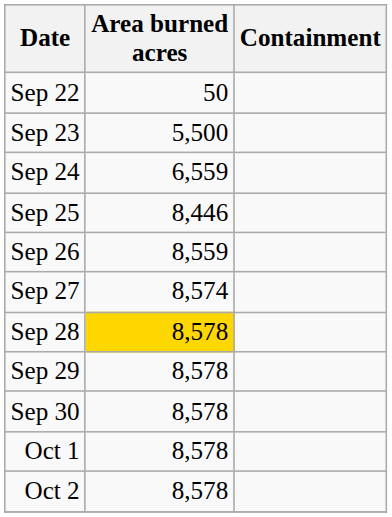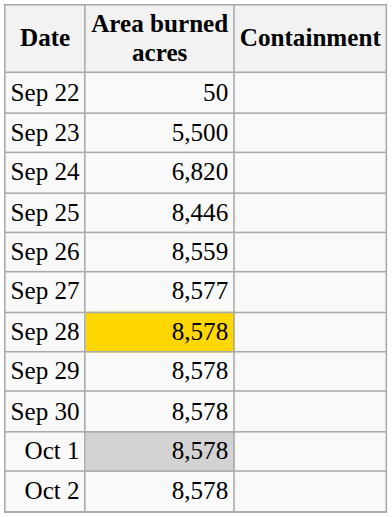(200, 172) 6,559 -> (200, 172) 6,820
(200, 291) 8,574 -> (200, 291) 8,577
(200, 451) no background -> (200, 451) lightgrey background
